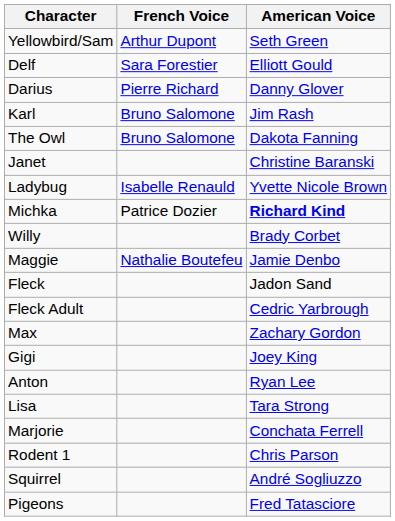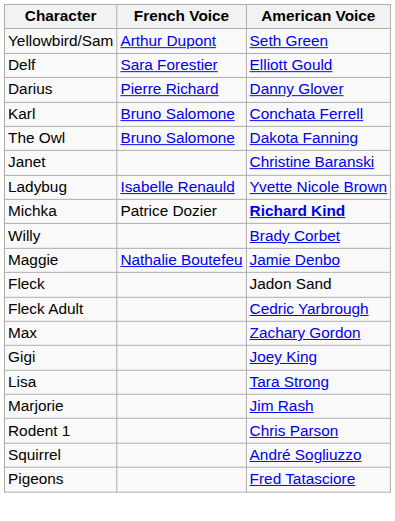(282, 114) Jim Rash -> (306, 114) Conchata Ferrell
- row: (28, 382)
(306, 430) Conchata Ferrell -> (282, 406) Jim Rash
